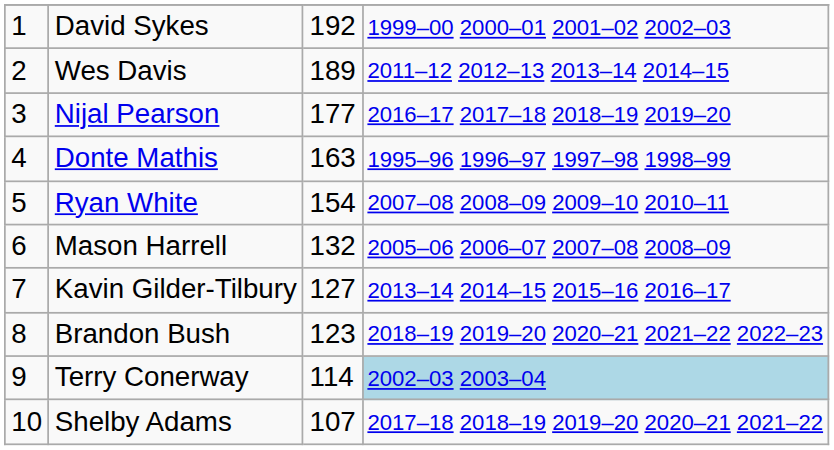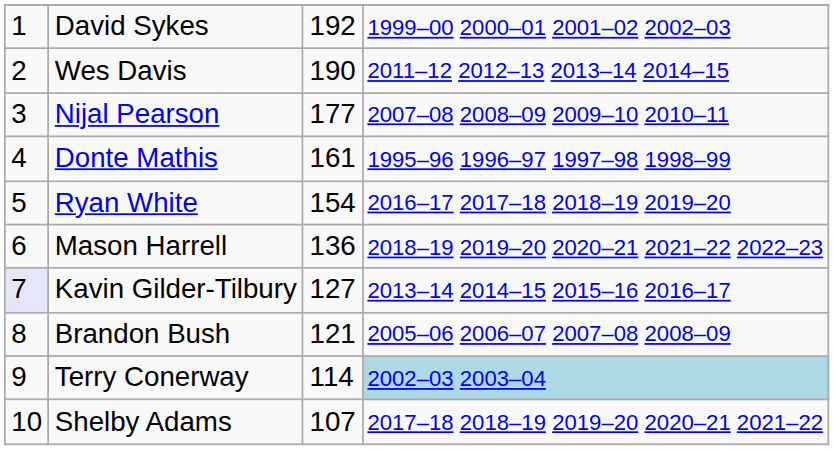(333, 70) 189 -> (333, 70) 190
(549, 115) 2016–17 2017–18 2018–19 2019–20 -> (548, 115) 2007–08 2008–09 2009–10 2010–11
(333, 158) 163 -> (333, 158) 161
(548, 202) 2007–08 2008–09 2009–10 2010–11 -> (549, 202) 2016–17 2017–18 2018–19 2019–20
(333, 245) 132 -> (333, 245) 136
(549, 246) 2005–06 2006–07 2007–08 2008–09 -> (595, 246) 2018–19 2019–20 2020–21 2021–22 2022–23
(19, 289) no background -> (19, 289) lavender background
(333, 333) 123 -> (333, 333) 121
(595, 334) 2018–19 2019–20 2020–21 2021–22 2022–23 -> (549, 334) 2005–06 2006–07 2007–08 2008–09
